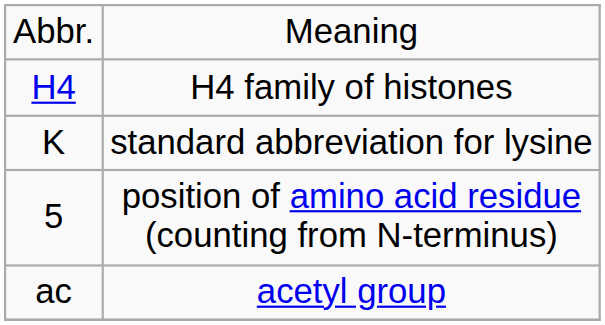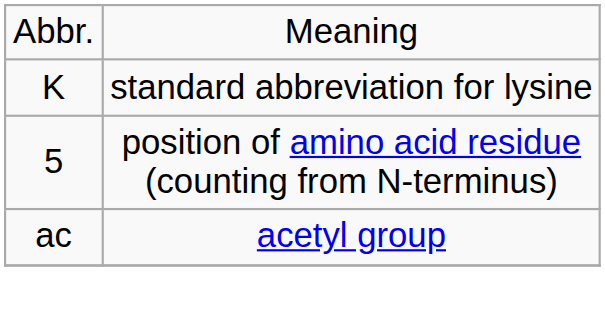- row: (351, 87)
